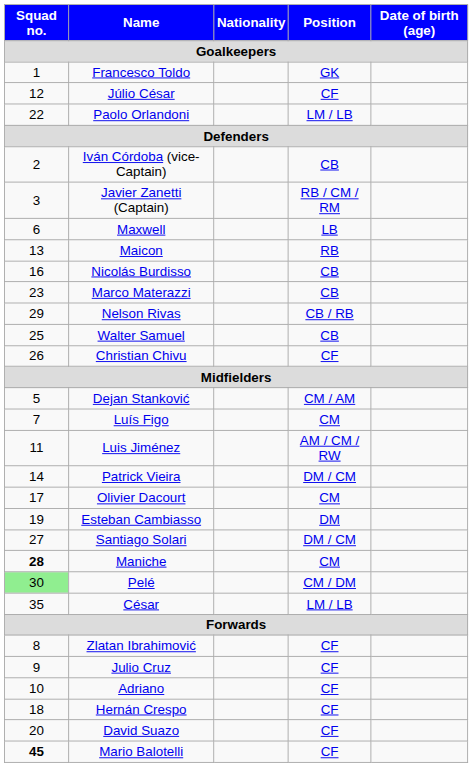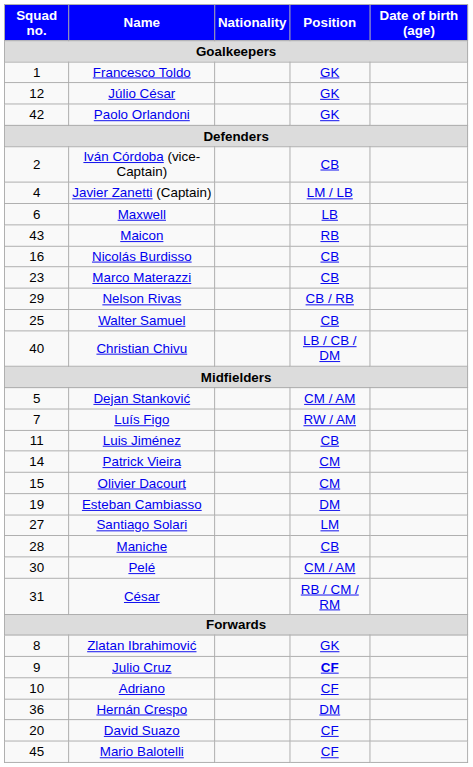(330, 94) CF -> (330, 94) GK
(37, 115) 22 -> (37, 115) 42
(330, 115) LM / LB -> (330, 115) GK
(37, 201) 3 -> (37, 193) 4
(330, 201) RB / CM / RM -> (330, 193) LM / LB
(37, 250) 13 -> (37, 236) 43
(37, 356) 26 -> (37, 349) 40
(330, 356) CF -> (330, 349) LB / CB / DM
(330, 420) CM -> (330, 420) RW / AM
(330, 448) AM / CM / RW -> (330, 441) CB
(330, 477) DM / CM -> (330, 462) CM
(37, 498) 17 -> (37, 483) 15
(330, 540) DM / CM -> (330, 526) LM
(37, 562) bold -> (37, 547) normal
(330, 562) CM -> (330, 547) CB
(37, 583) lightgreen background -> (37, 568) no background
(330, 583) CM / DM -> (330, 568) CM / AM
(37, 604) 35 -> (37, 596) 31
(330, 604) LM / LB -> (330, 596) RB / CM / RM
(330, 646) CF -> (330, 646) GK
(330, 667) normal -> (330, 667) bold
(37, 710) 18 -> (37, 710) 36
(330, 710) CF -> (330, 710) DM
(37, 752) bold -> (37, 752) normal
